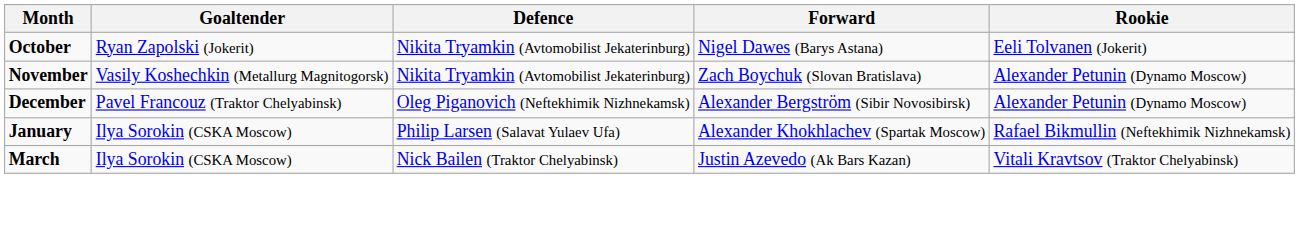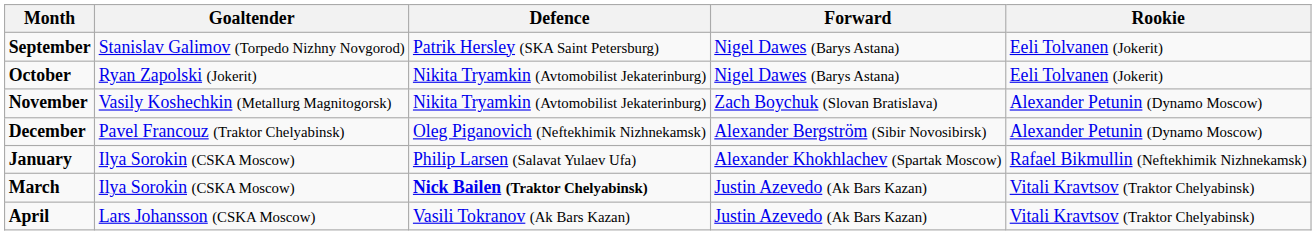+ row: (50, 46)
(507, 159) normal -> (530, 187) bold
+ row: (29, 215)
